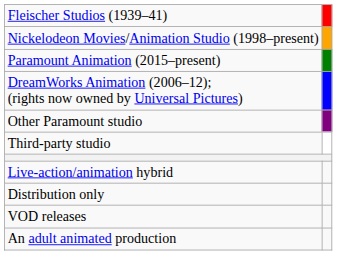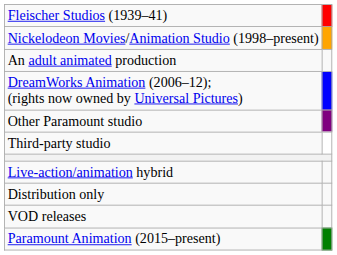rows swapped: (114, 60) <-> (92, 239)
